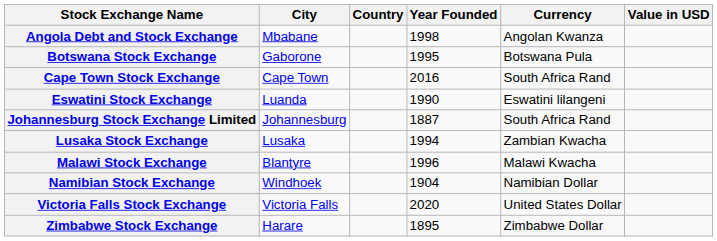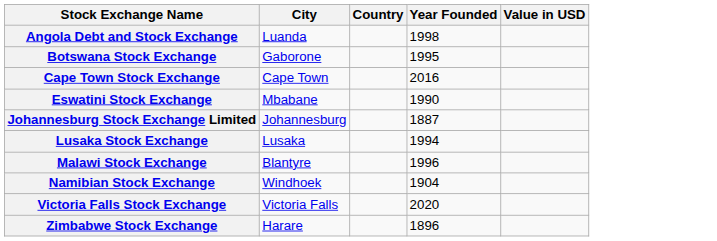- column: (563, 15)
(290, 36) Mbabane -> (284, 36) Luanda
(284, 99) Luanda -> (290, 99) Mbabane
(424, 225) 1895 -> (424, 225) 1896
